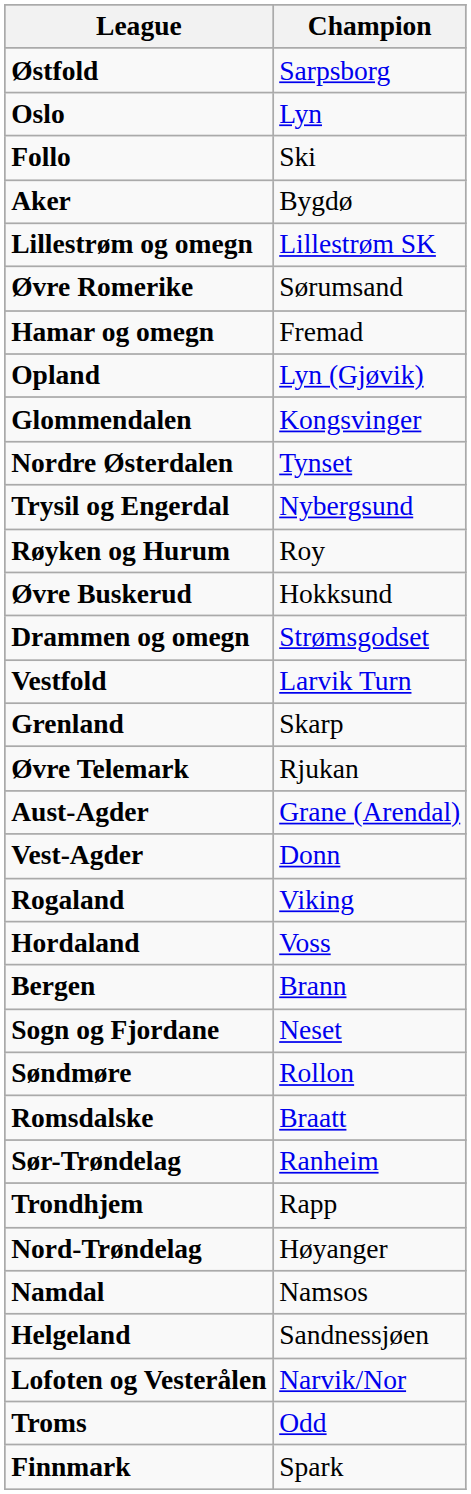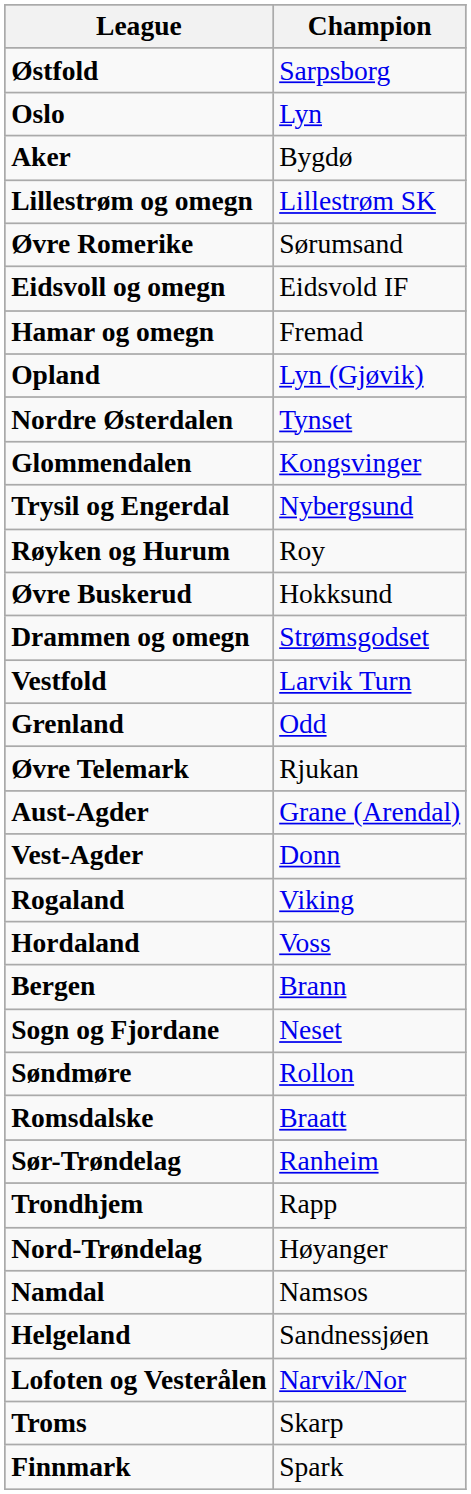- row: (41, 157)
+ row: (118, 288)
rows swapped: (101, 419) <-> (122, 462)
(311, 724) Skarp -> (303, 724) Odd
(303, 1422) Odd -> (311, 1422) Skarp
